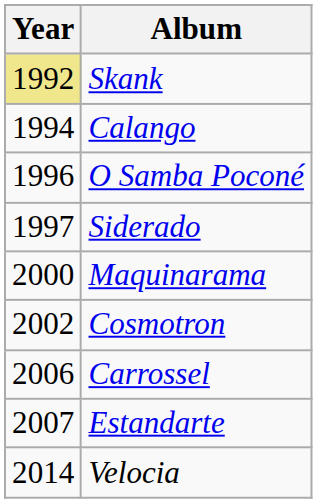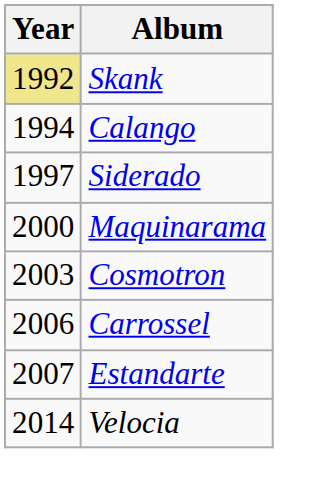- row: (196, 176)
(43, 324) 2002 -> (43, 275) 2003
